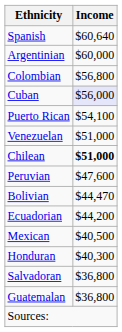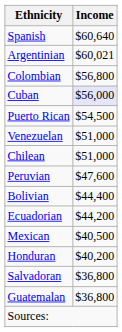(95, 55) $60,000 -> (95, 55) $60,021
(95, 115) $54,100 -> (95, 115) $54,500
(95, 156) bold -> (95, 156) normal
(95, 196) $44,470 -> (95, 196) $44,400
(95, 256) $40,300 -> (95, 256) $40,200
